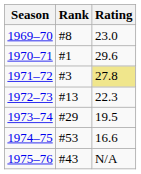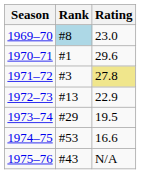(65, 35) no background -> (65, 35) lightblue background
(106, 96) 22.3 -> (106, 96) 22.9
